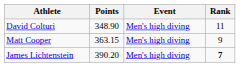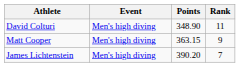columns swapped: (165, 12) <-> (107, 12)
(220, 55) bold -> (220, 55) normal
